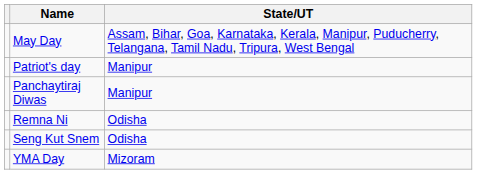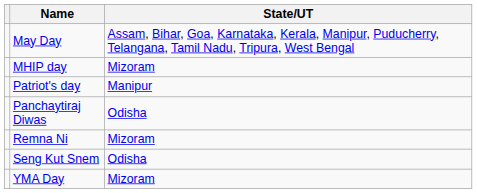+ row: (40, 67)
(130, 93) Manipur -> (127, 113) Odisha
(127, 120) Odisha -> (131, 139) Mizoram
